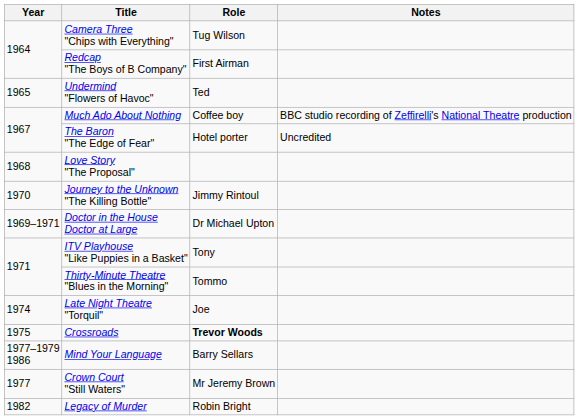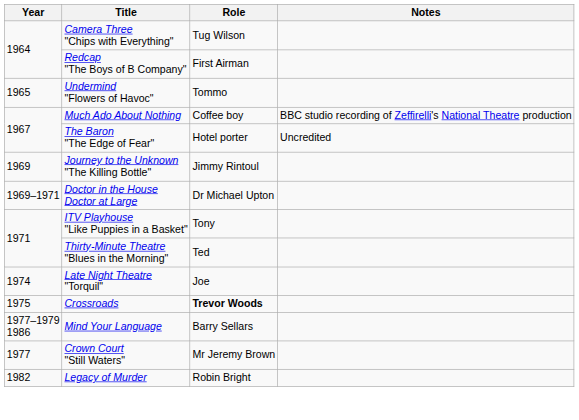(201, 92) Ted -> (210, 92) Tommo
- row: (100, 166)
(19, 195) 1970 -> (19, 166) 1969
(210, 281) Tommo -> (201, 252) Ted
